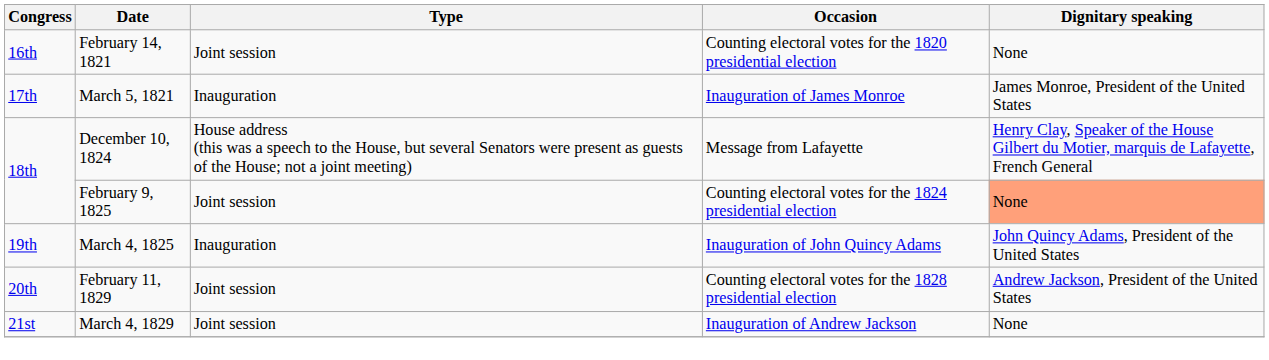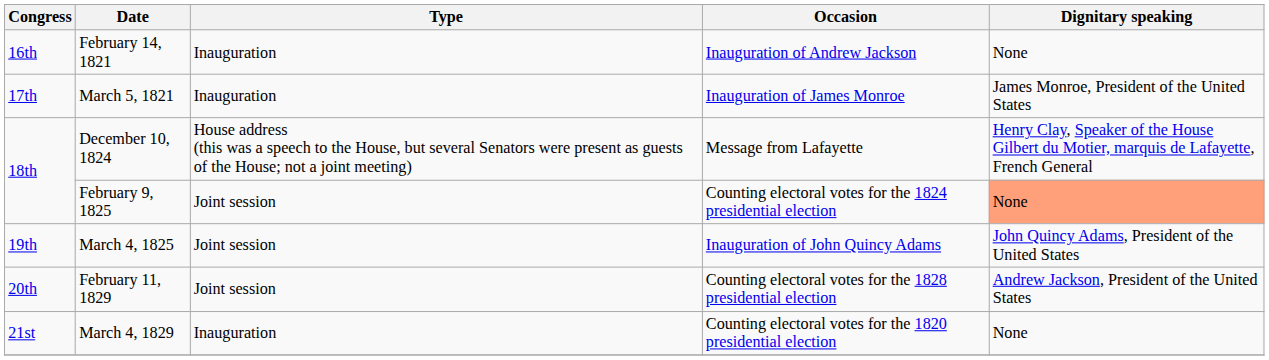(235, 52) Joint session -> (235, 52) Inauguration
(826, 52) Counting electoral votes for the 1820 presidential election -> (811, 52) Inauguration of Andrew Jackson
(235, 245) Inauguration -> (235, 245) Joint session
(235, 323) Joint session -> (235, 333) Inauguration
(811, 323) Inauguration of Andrew Jackson -> (826, 333) Counting electoral votes for the 1820 presidential election
